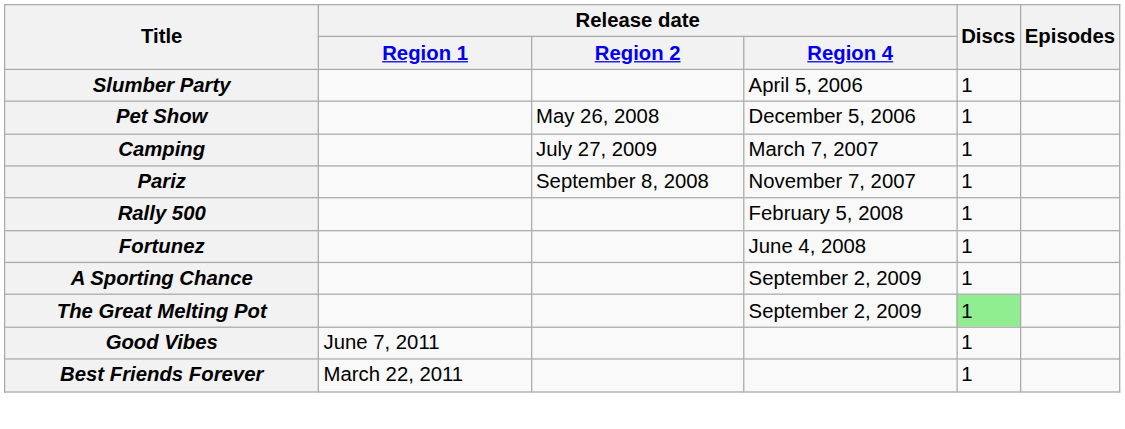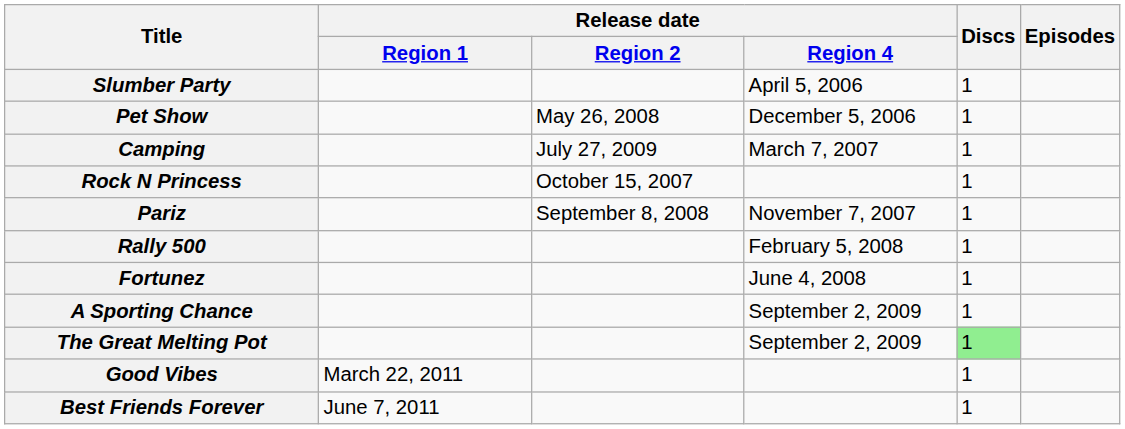+ row: (162, 181)
(381, 342) June 7, 2011 -> (393, 375) March 22, 2011
(393, 375) March 22, 2011 -> (381, 407) June 7, 2011
